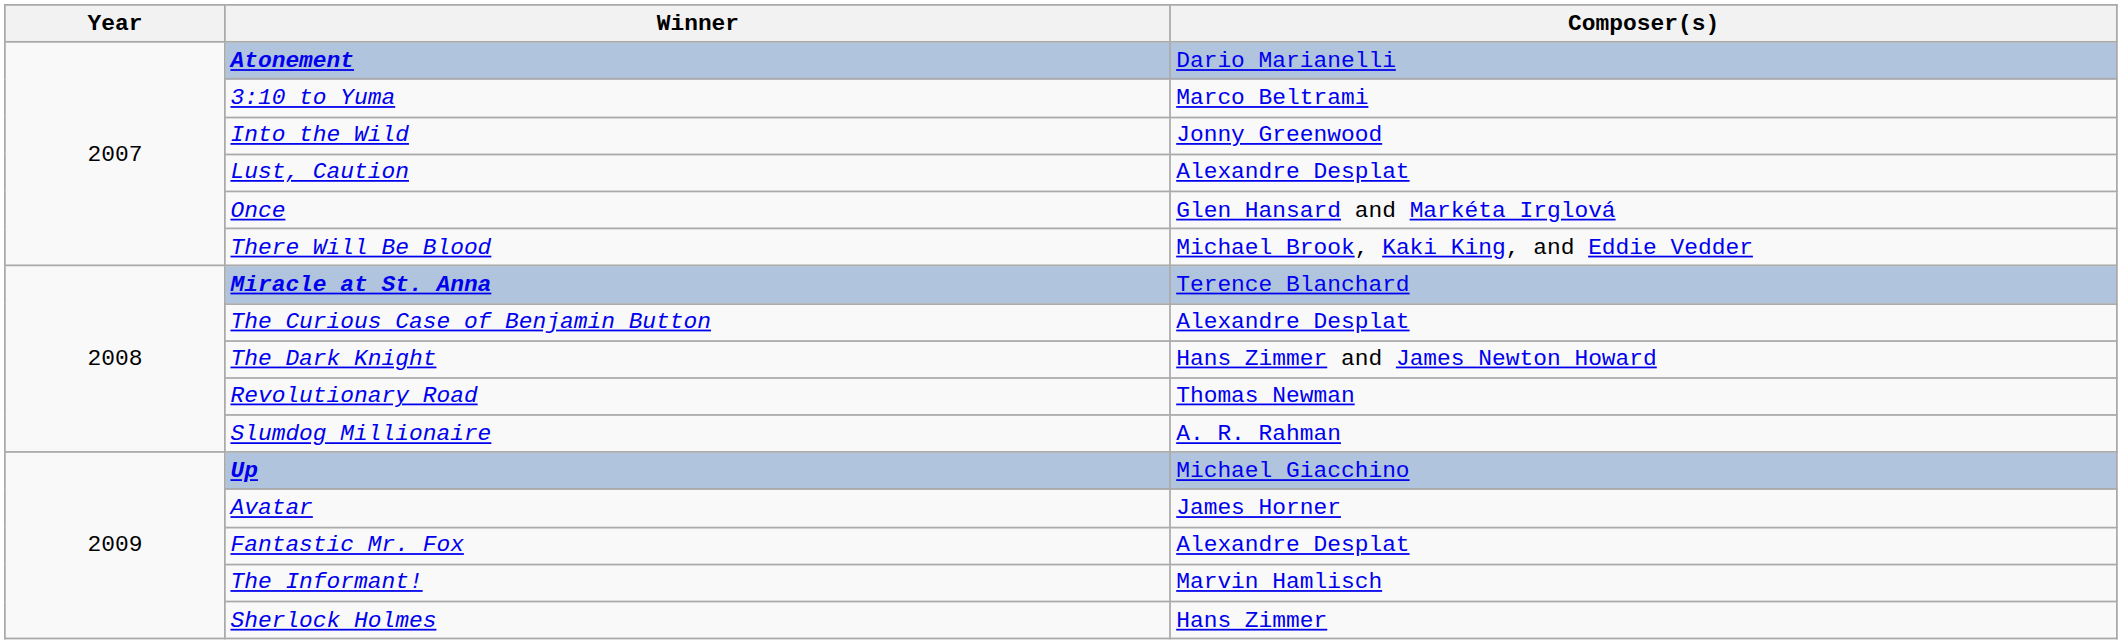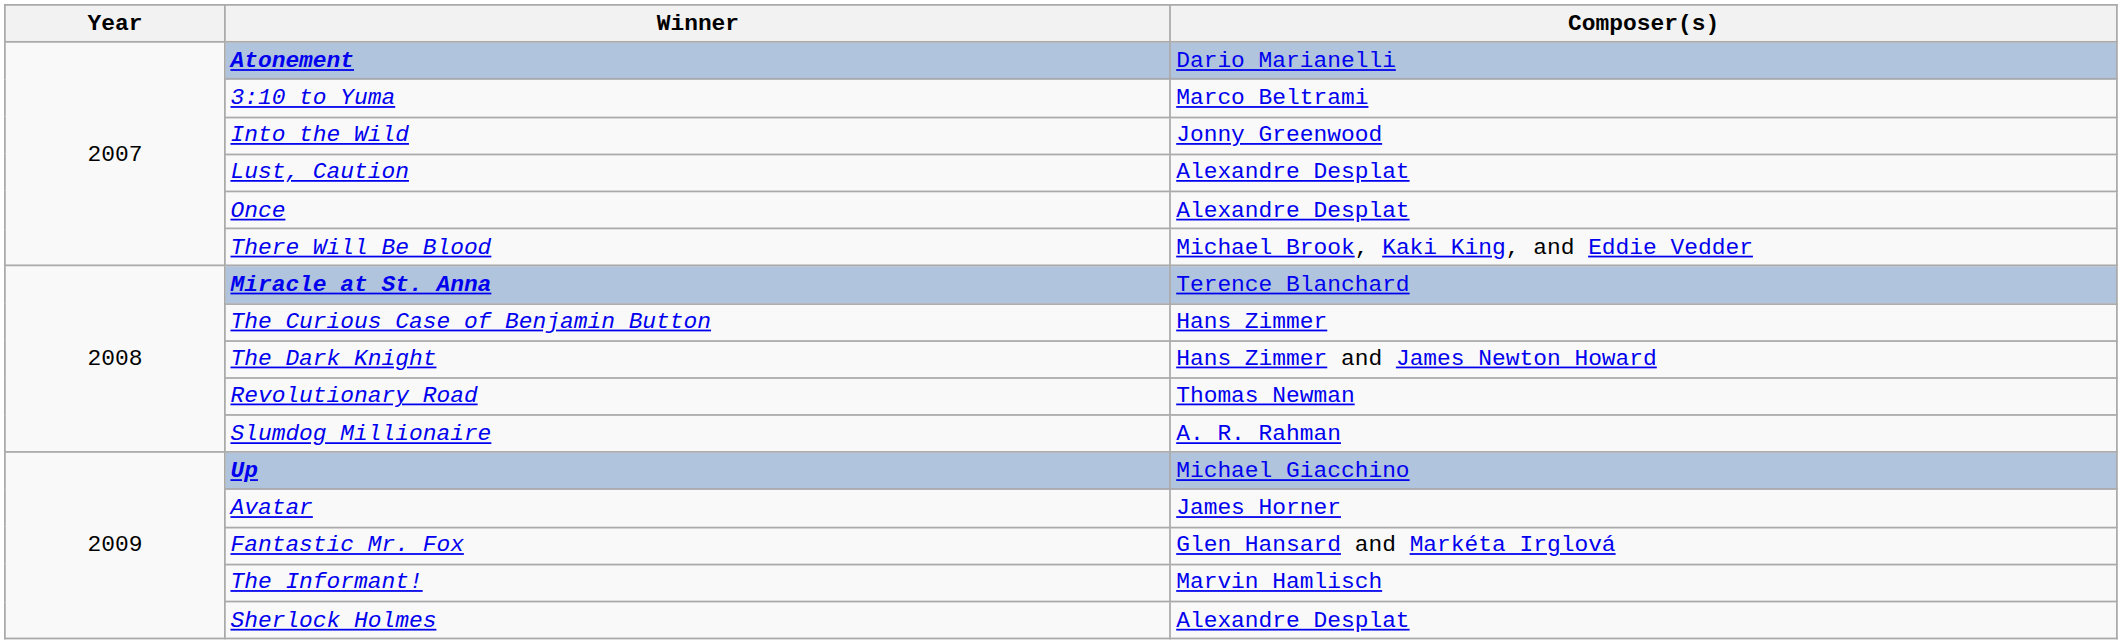(1396, 210) Glen Hansard and Markéta Irglová -> (1293, 210) Alexandre Desplat
(1293, 322) Alexandre Desplat -> (1252, 322) Hans Zimmer
(1293, 546) Alexandre Desplat -> (1396, 546) Glen Hansard and Markéta Irglová
(1252, 620) Hans Zimmer -> (1293, 620) Alexandre Desplat
